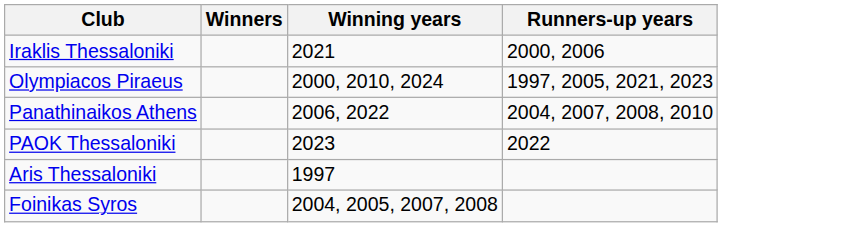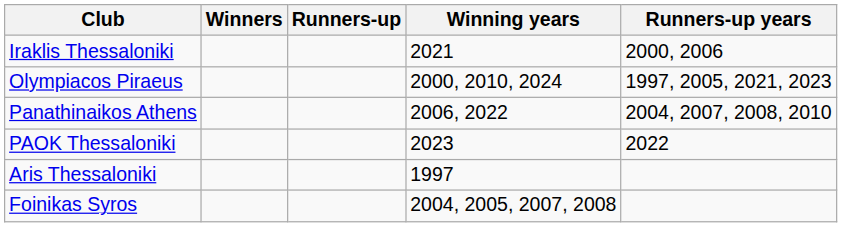+ column: (346, 19)
